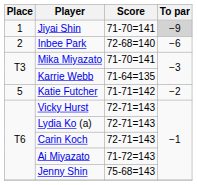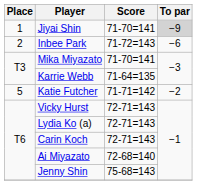(131, 44) 72-68=140 -> (131, 44) 71-72=143
(131, 156) 71-72=143 -> (131, 156) 72-68=140
